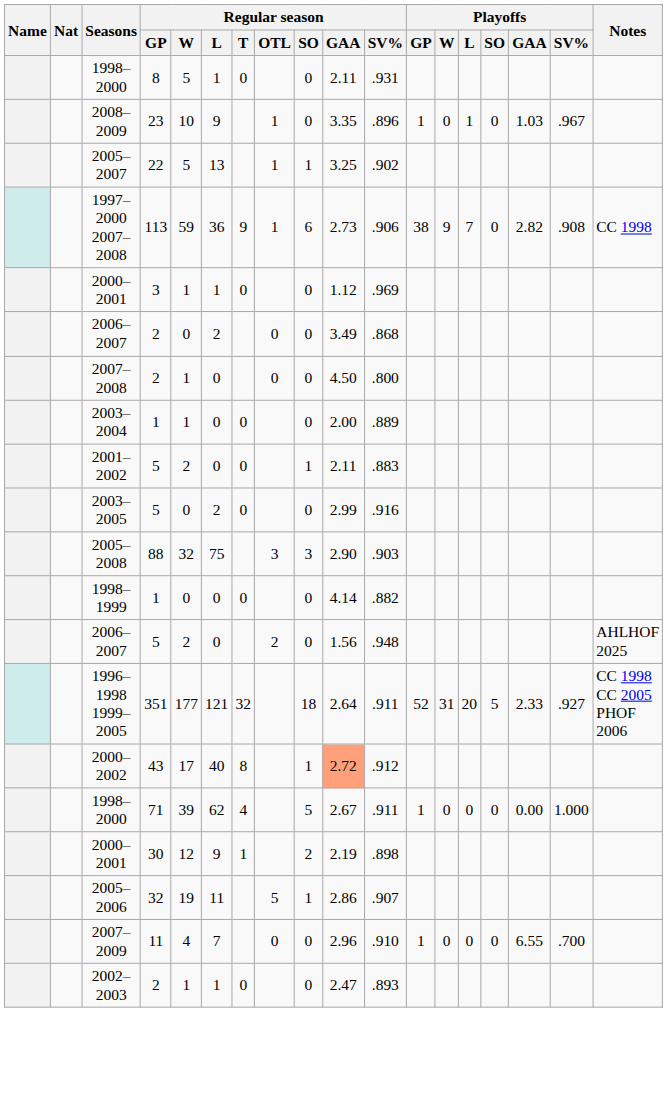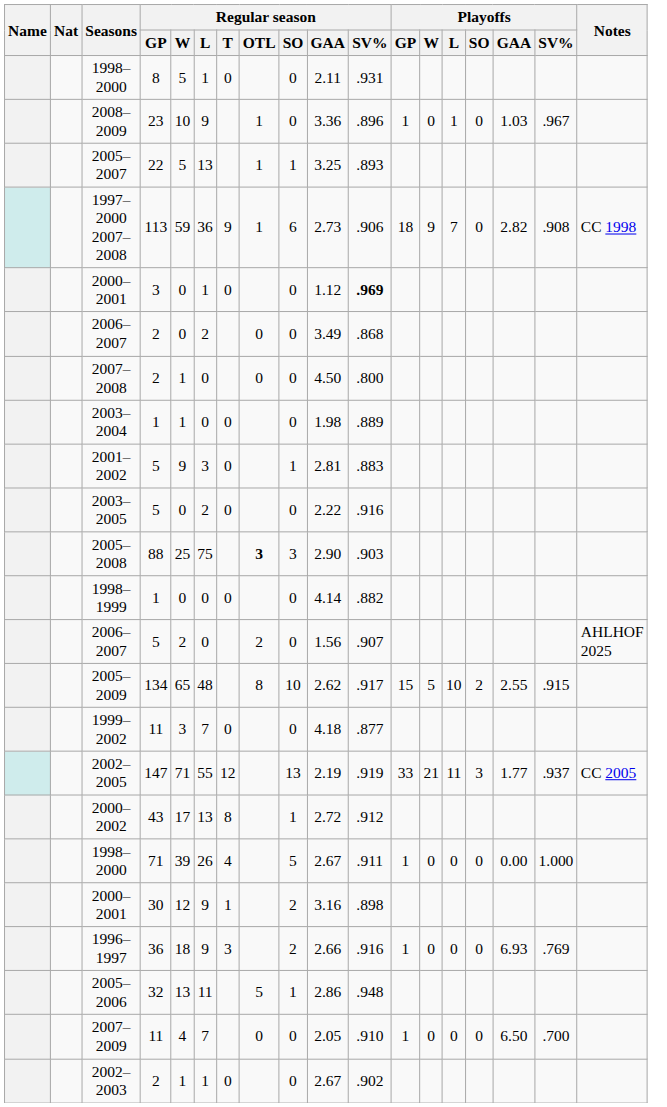(343, 121) 3.35 -> (328, 121) 3.36
(385, 165) .902 -> (370, 165) .893
(421, 227) 38 -> (405, 227) 18
(186, 290) 1 -> (182, 290) 0
(385, 290) normal -> (370, 290) bold
(343, 421) 2.00 -> (328, 421) 1.98
(186, 465) 2 -> (182, 465) 9
(217, 465) 0 -> (205, 465) 3
(343, 465) 2.11 -> (328, 465) 2.81
(343, 509) 2.99 -> (328, 509) 2.22
(186, 553) 32 -> (182, 553) 25
(275, 553) normal -> (259, 553) bold
(385, 641) .948 -> (370, 641) .907
- row: (111, 703)
+ row: (111, 685)
+ row: (111, 729)
+ row: (111, 773)
(217, 766) 40 -> (205, 817) 13
(343, 766) lightsalmon background -> (328, 817) no background
(217, 810) 62 -> (205, 861) 26
(343, 853) 2.19 -> (328, 905) 3.16
+ row: (111, 949)
(186, 897) 19 -> (182, 992) 13
(385, 897) .907 -> (370, 992) .948
(343, 941) 2.96 -> (328, 1036) 2.05
(529, 941) 6.55 -> (514, 1036) 6.50
(343, 985) 2.47 -> (328, 1080) 2.67
(385, 985) .893 -> (370, 1080) .902
